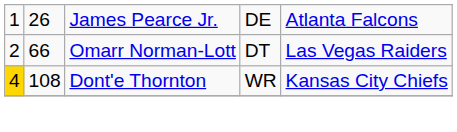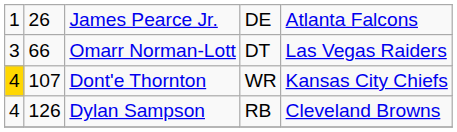(14, 50) 2 -> (14, 50) 3
(45, 80) 108 -> (45, 80) 107
+ row: (137, 111)
